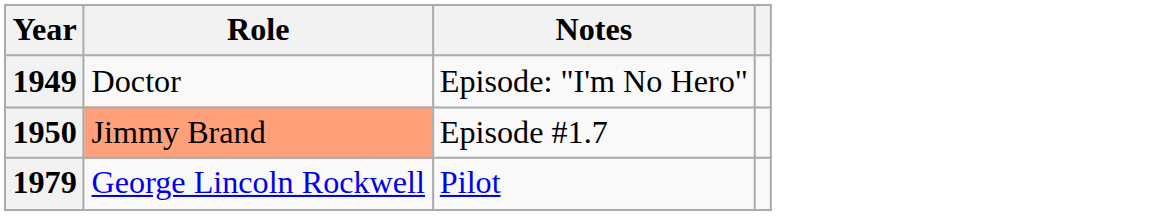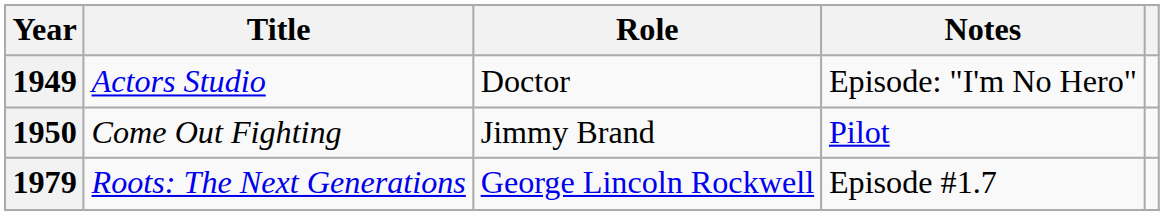+ column: (279, 30)
(179, 132) lightsalmon background -> (568, 132) no background
(524, 132) Episode #1.7 -> (859, 132) Pilot
(470, 183) Pilot -> (913, 183) Episode #1.7
